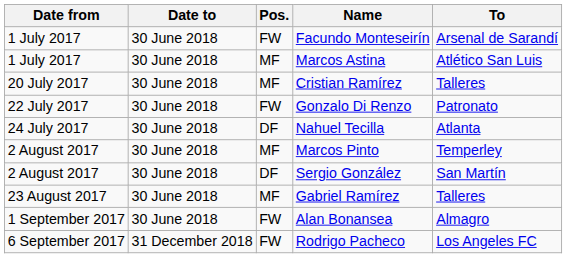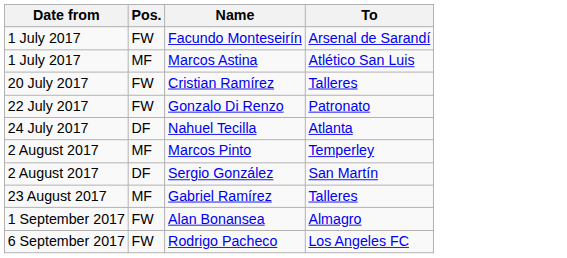- column: (192, 15)
(269, 83) MF -> (143, 83) FW
